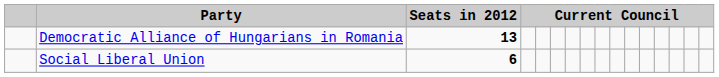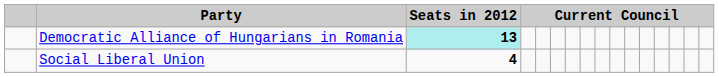(509, 38) no background -> (509, 38) paleturquoise background
(513, 61) 6 -> (513, 61) 4
